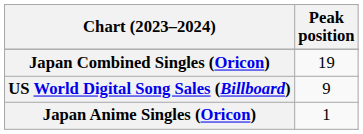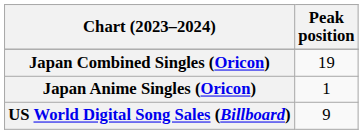rows swapped: (149, 115) <-> (149, 89)
